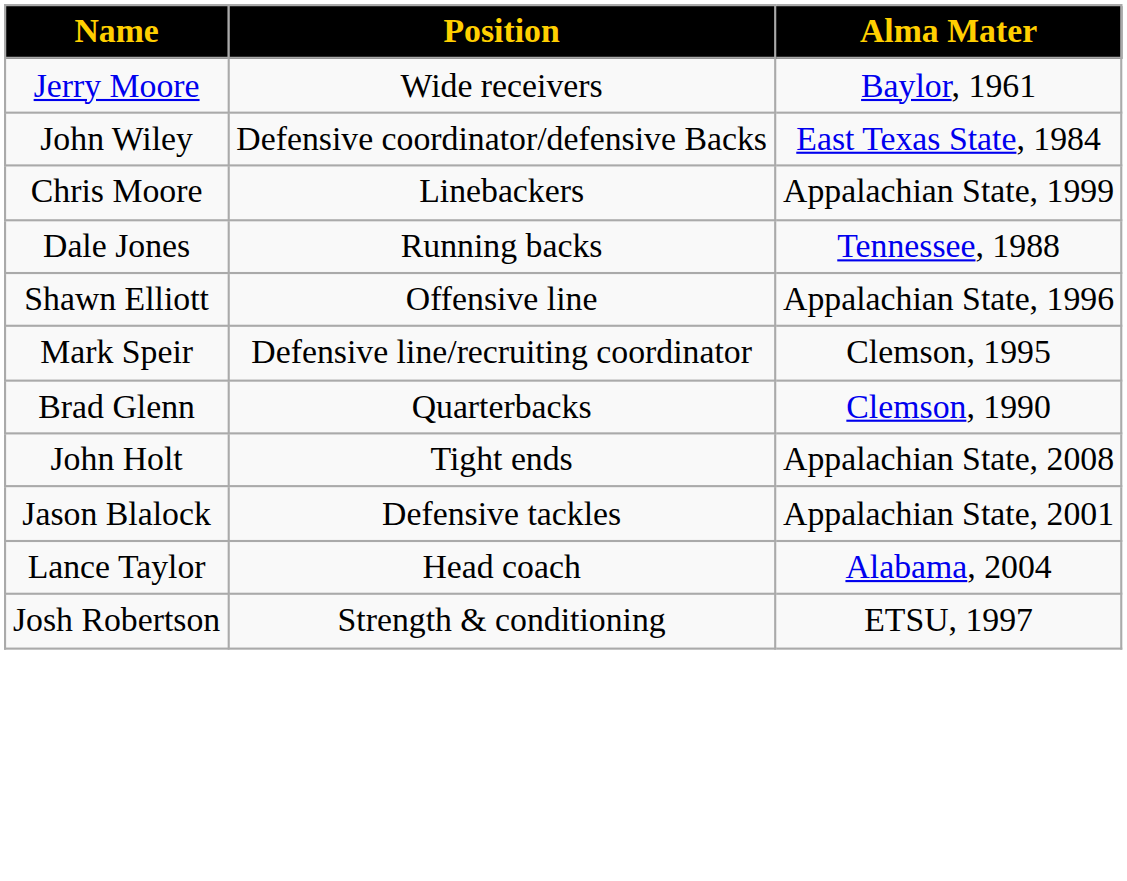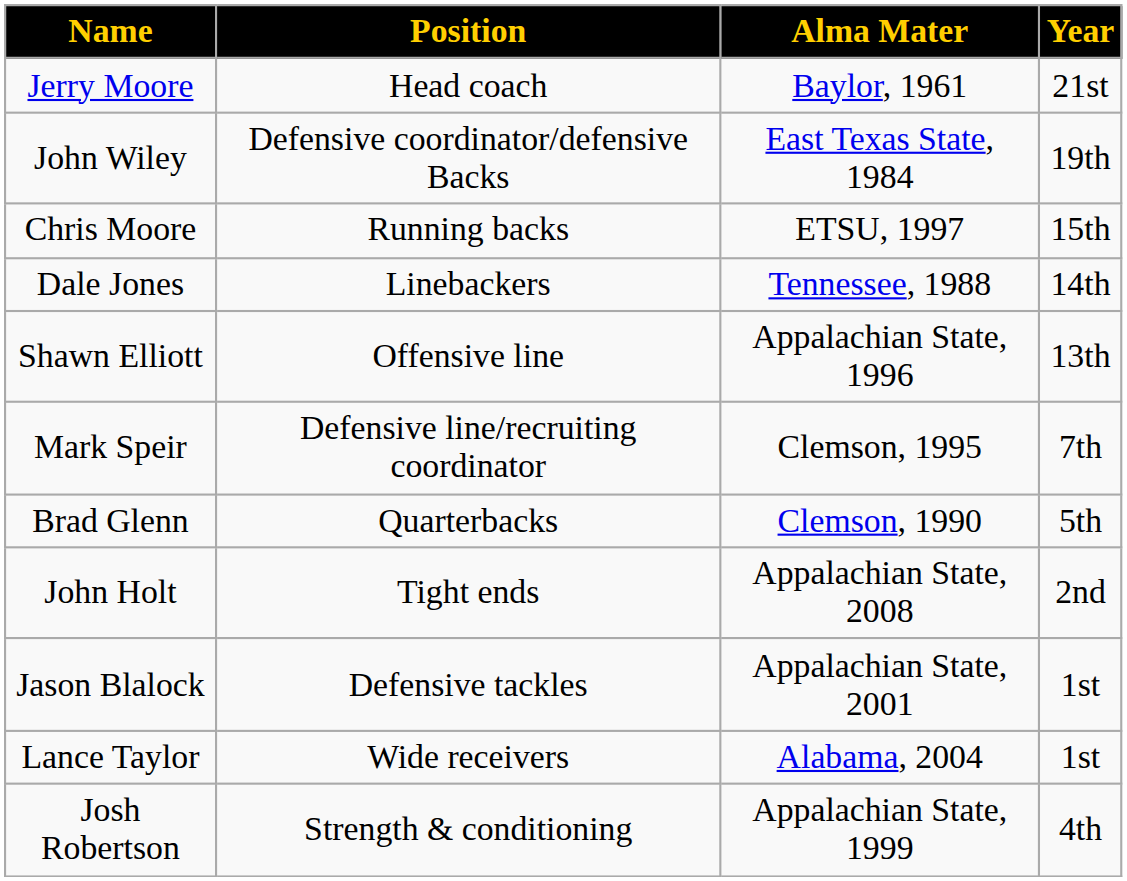+ column: (1081, 31)
(502, 84) Wide receivers -> (468, 84) Head coach
(502, 191) Linebackers -> (468, 229) Running backs
(949, 191) Appalachian State, 1999 -> (880, 229) ETSU, 1997
(502, 245) Running backs -> (468, 283) Linebackers
(502, 566) Head coach -> (468, 756) Wide receivers
(949, 620) ETSU, 1997 -> (880, 829) Appalachian State, 1999
